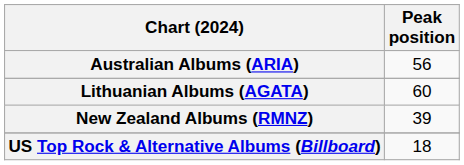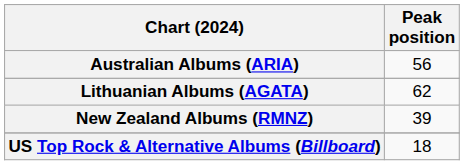(422, 91) 60 -> (422, 91) 62
